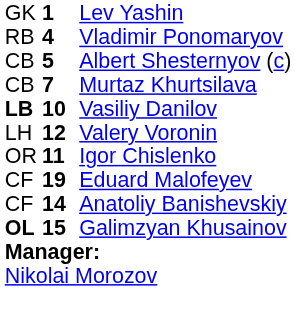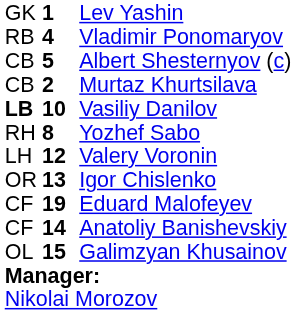(48, 84) 7 -> (48, 84) 2
+ row: (140, 132)
(53, 156) 11 -> (54, 180) 13
(20, 227) bold -> (19, 251) normal
